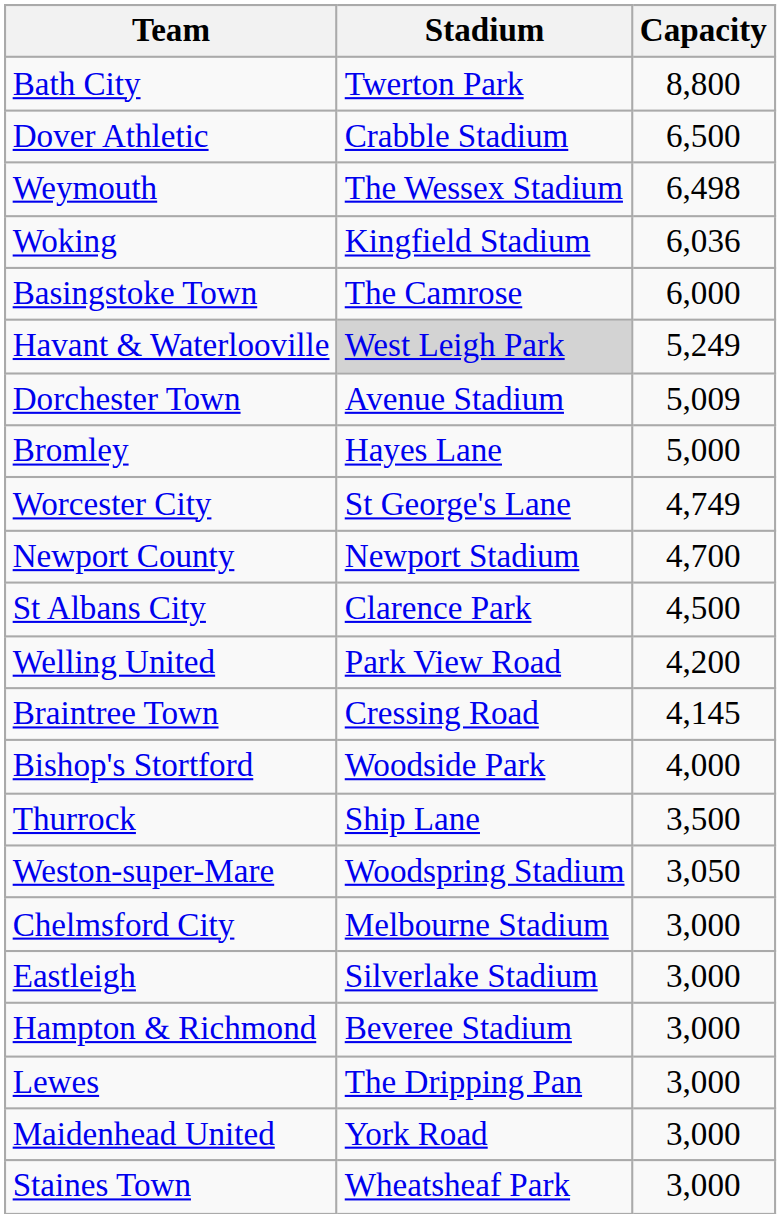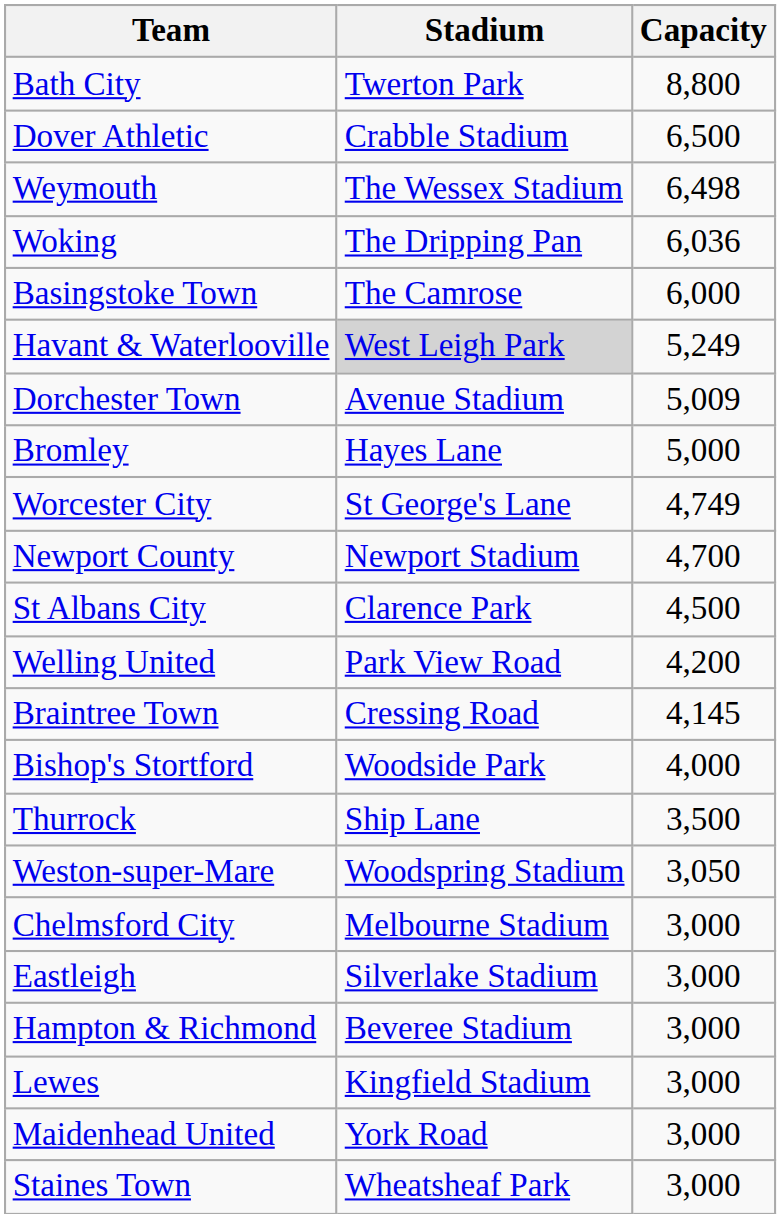(468, 240) Kingfield Stadium -> (463, 240) The Dripping Pan
(463, 1081) The Dripping Pan -> (468, 1081) Kingfield Stadium
